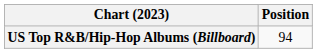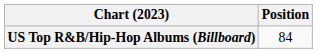(285, 37) 94 -> (285, 37) 84
